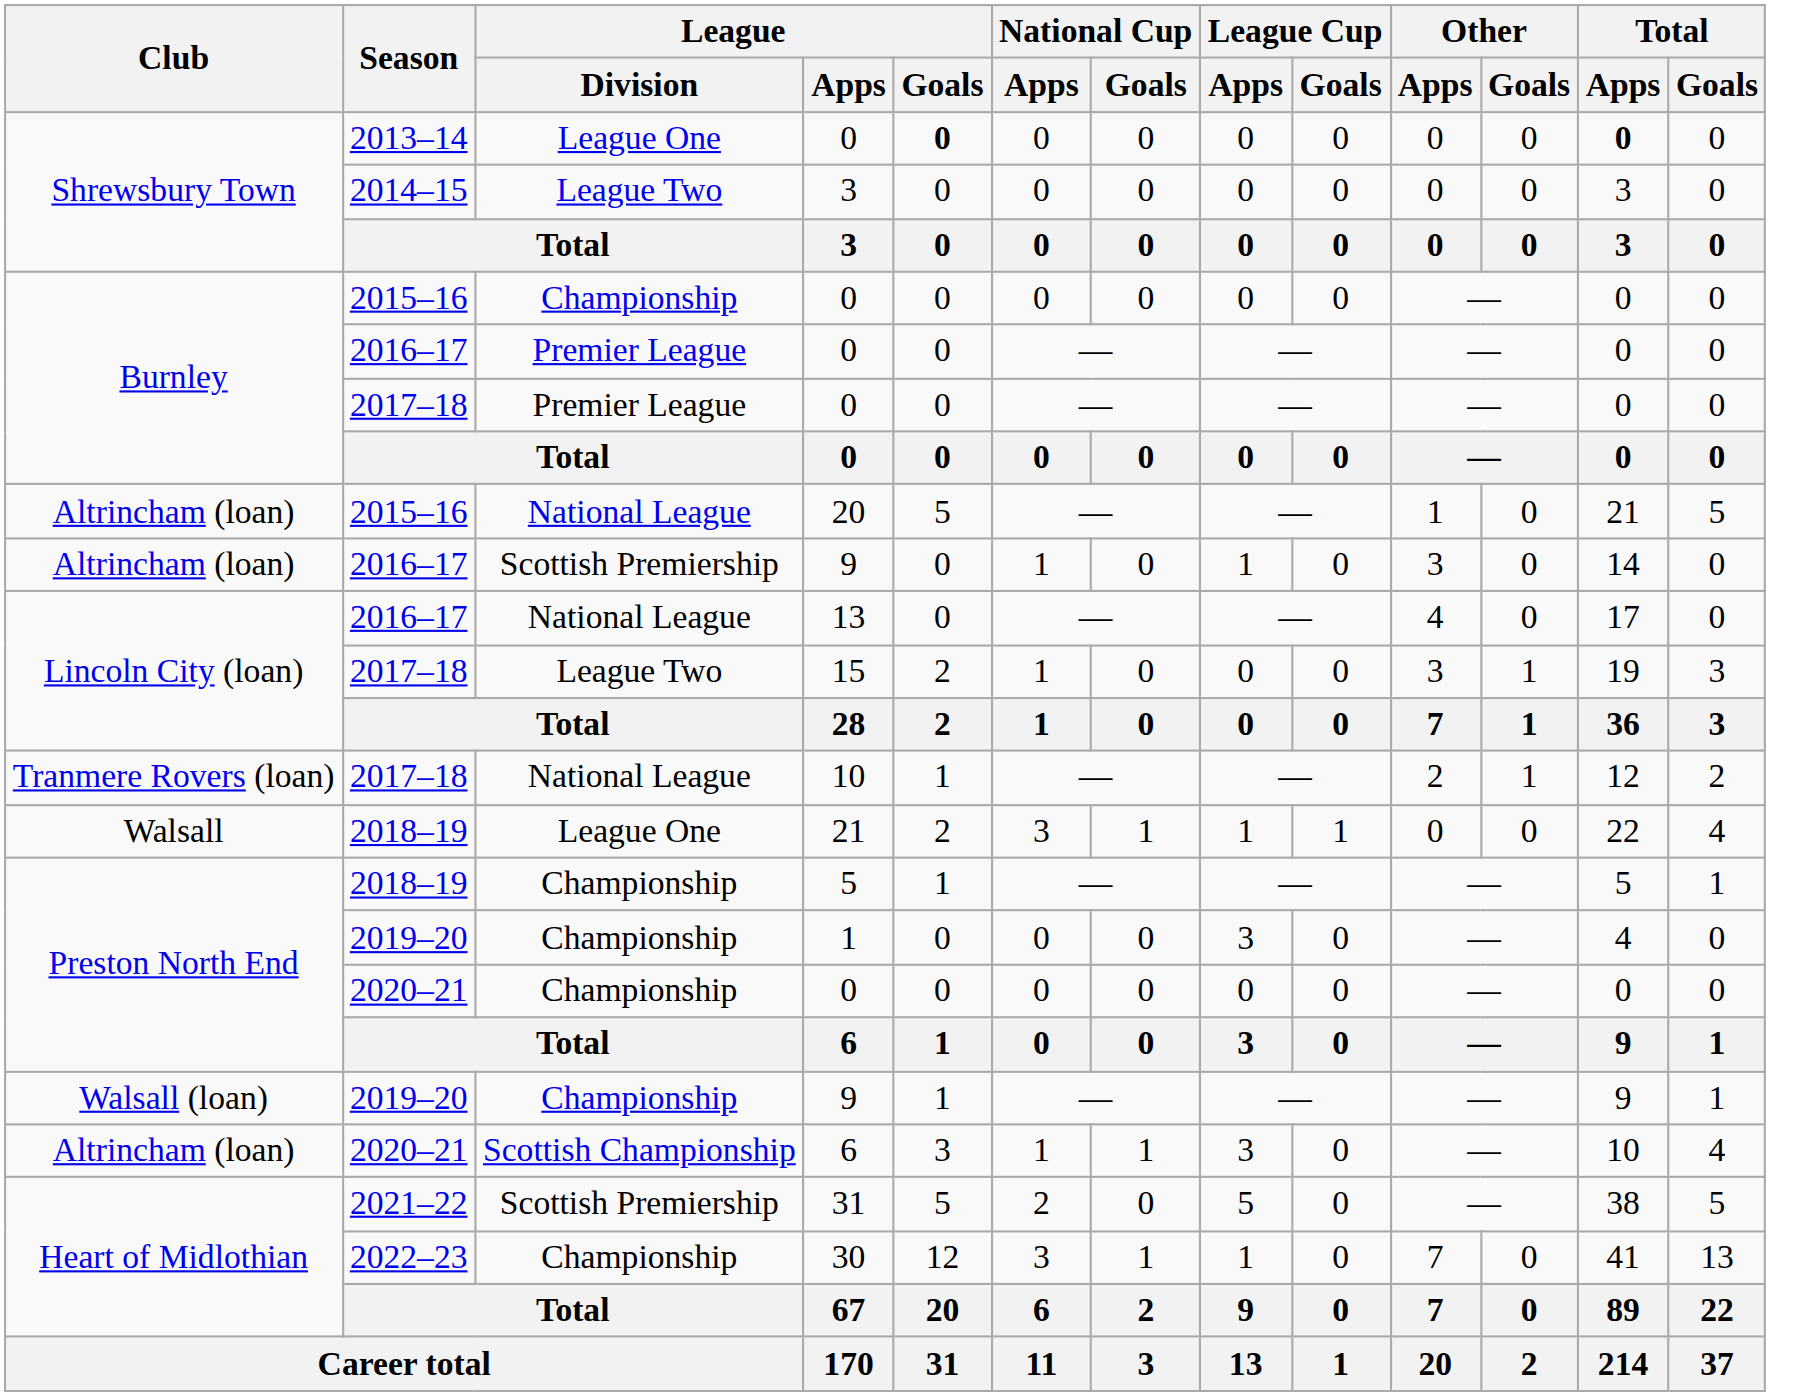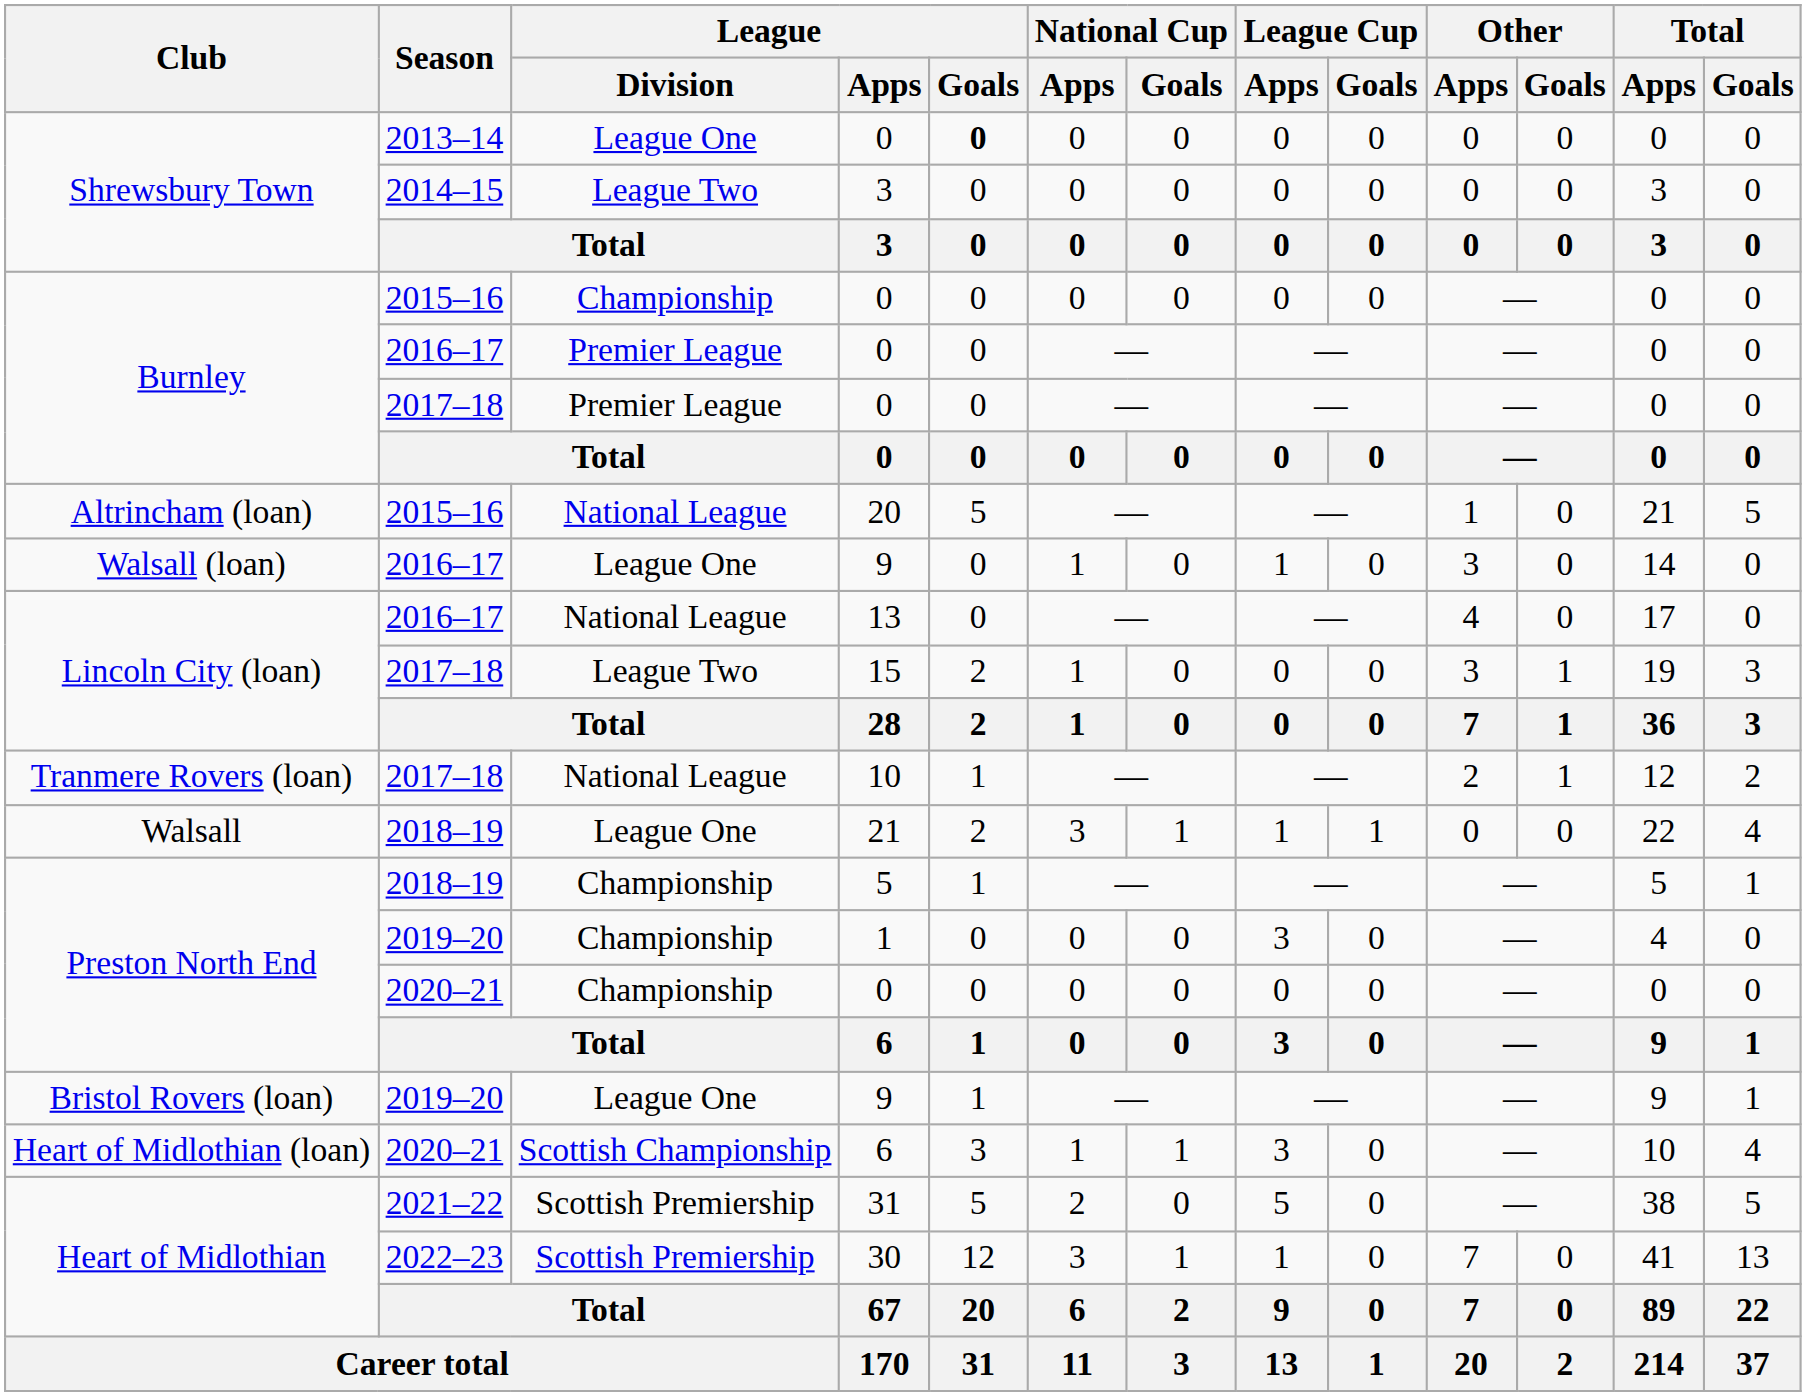(1623, 137) bold -> (1659, 137) normal
(174, 564) Altrincham (loan) -> (191, 564) Walsall (loan)
(639, 564) Scottish Premiership -> (675, 564) League One
(174, 1096) Walsall (loan) -> (191, 1096) Bristol Rovers (loan)
(639, 1096) Championship -> (675, 1096) League One
(174, 1150) Altrincham (loan) -> (191, 1150) Heart of Midlothian (loan)
(639, 1256) Championship -> (675, 1256) Scottish Premiership
